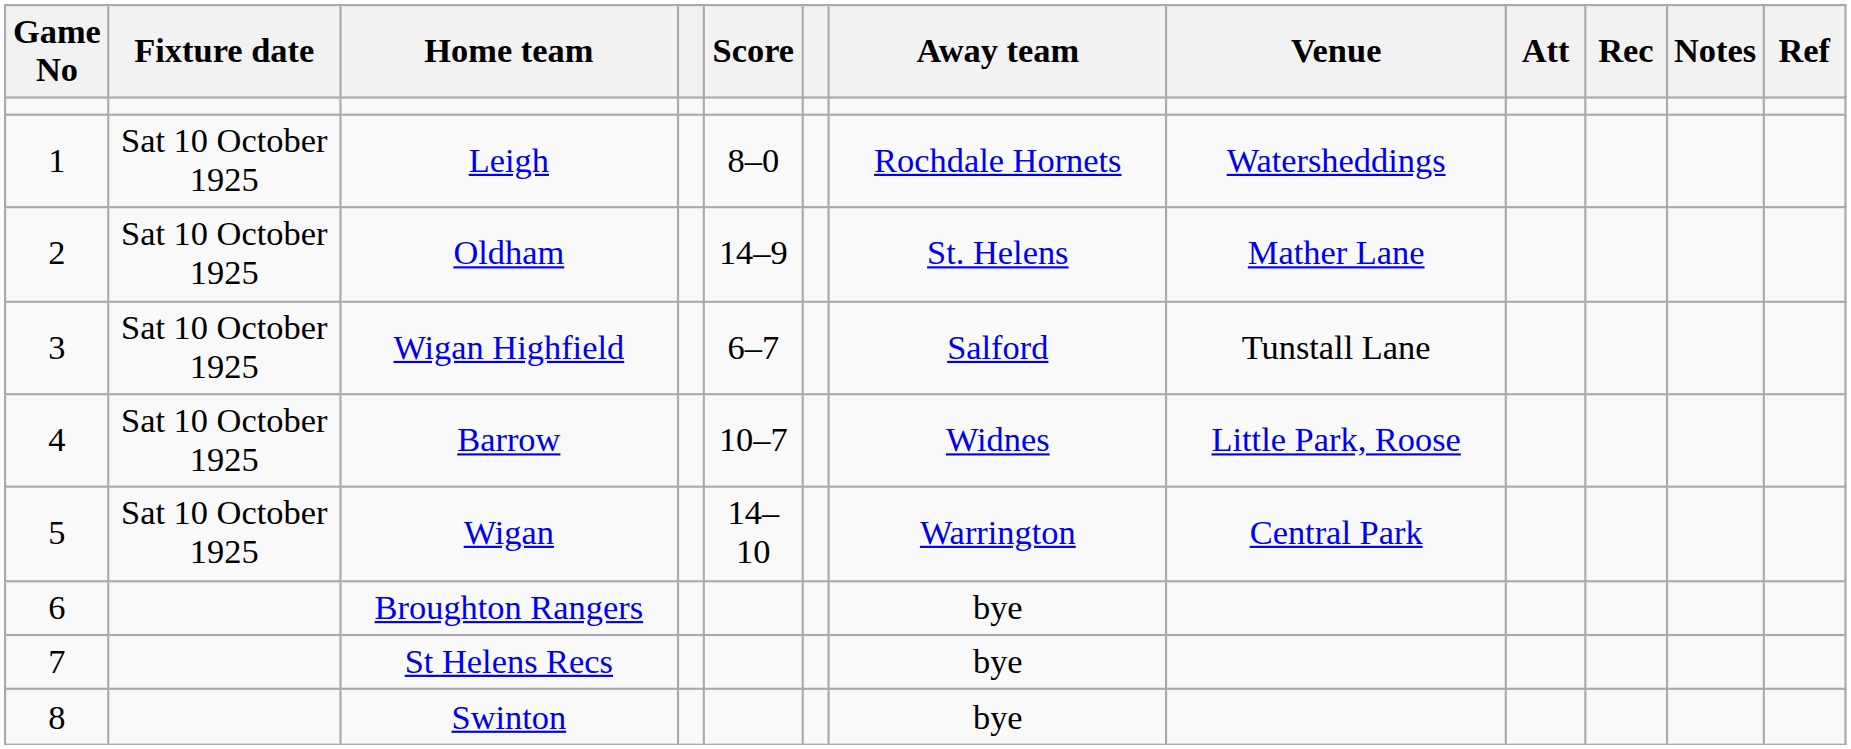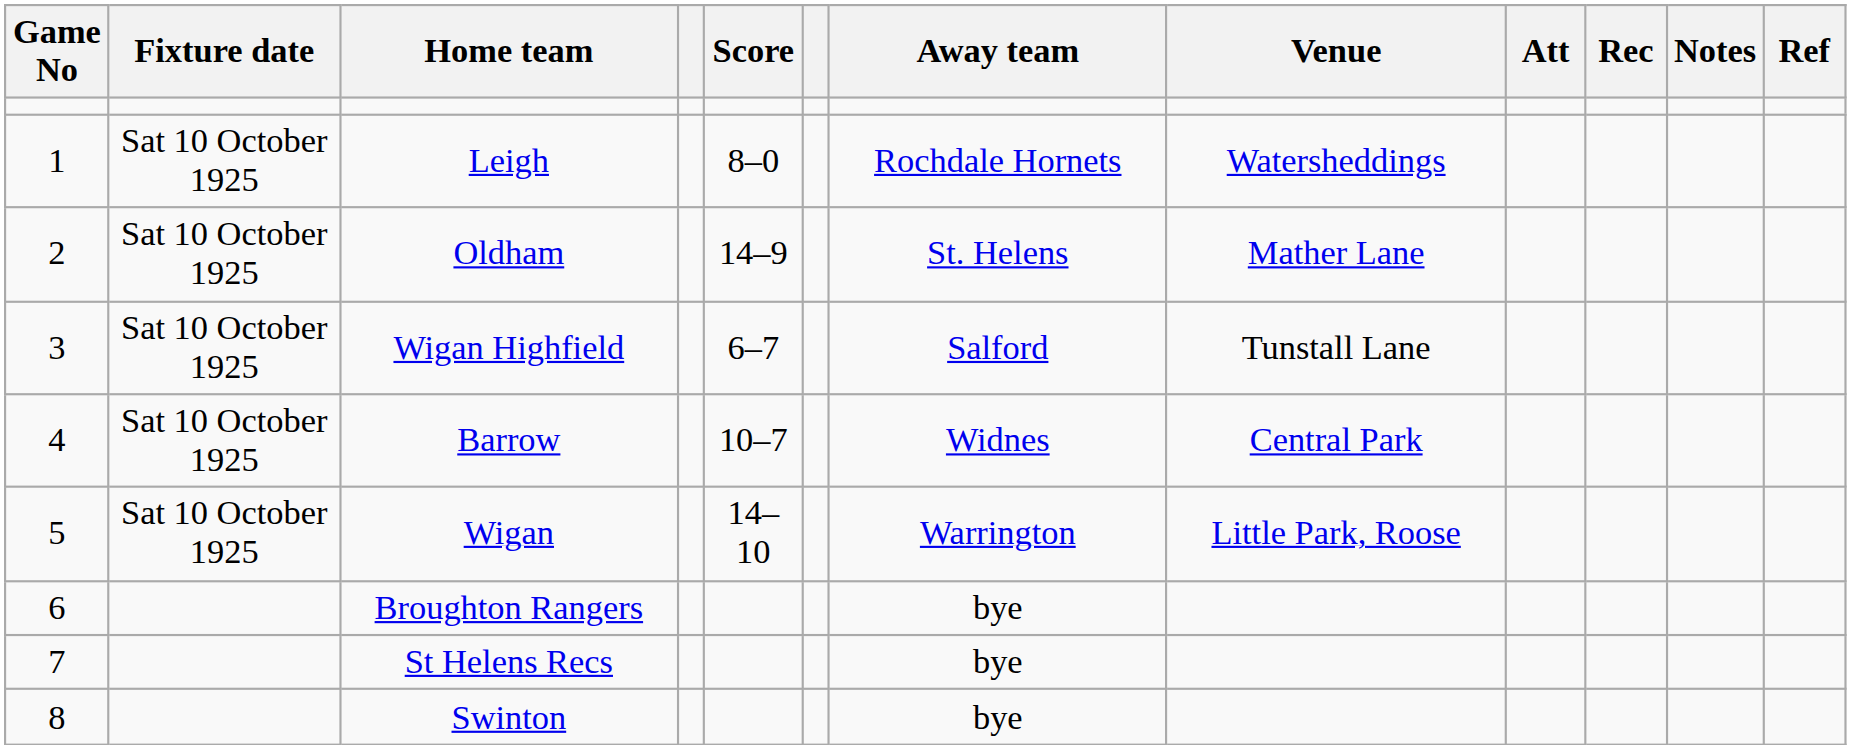(1336, 440) Little Park, Roose -> (1336, 440) Central Park
(1336, 533) Central Park -> (1336, 533) Little Park, Roose
